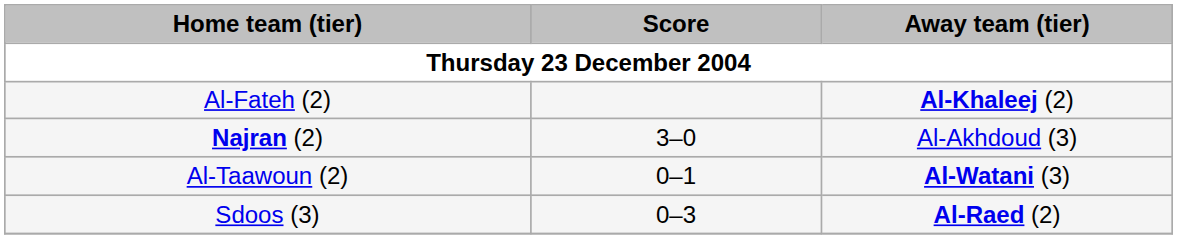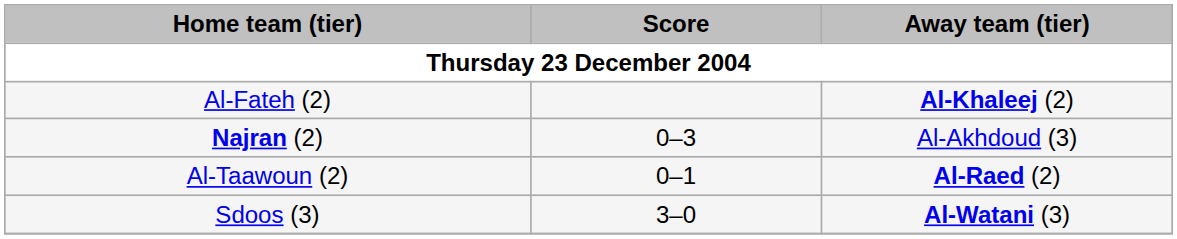(676, 138) 3–0 -> (676, 138) 0–3
(997, 176) Al-Watani (3) -> (997, 176) Al-Raed (2)
(676, 214) 0–3 -> (676, 214) 3–0
(997, 214) Al-Raed (2) -> (997, 214) Al-Watani (3)
